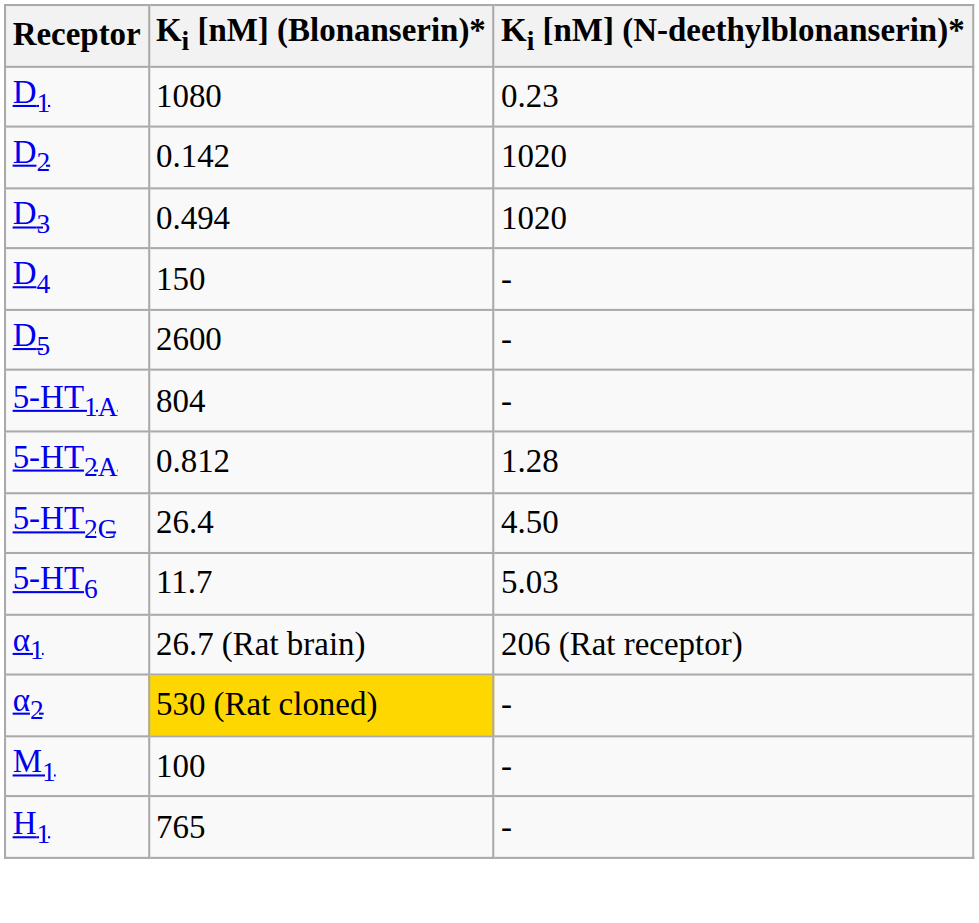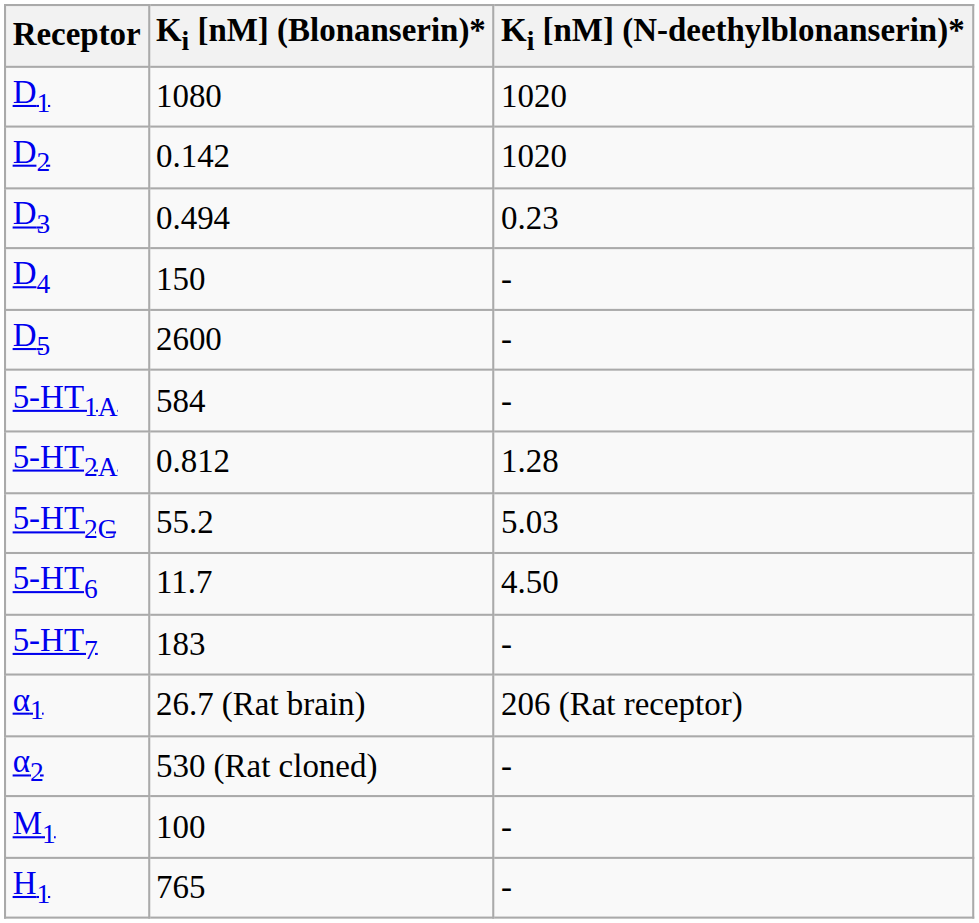(530, 95) 0.23 -> (534, 95) 1020
(534, 217) 1020 -> (530, 217) 0.23
(181, 400) 804 -> (181, 400) 584
(185, 522) 26.4 -> (185, 522) 55.2
(530, 522) 4.50 -> (530, 522) 5.03
(530, 583) 5.03 -> (530, 583) 4.50
+ row: (55, 643)
(267, 704) gold background -> (267, 765) no background
